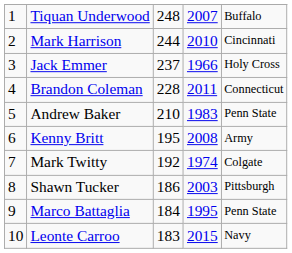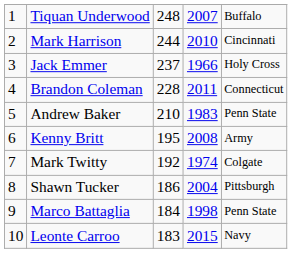(202, 187) 2003 -> (202, 187) 2004
(202, 211) 1995 -> (202, 211) 1998
